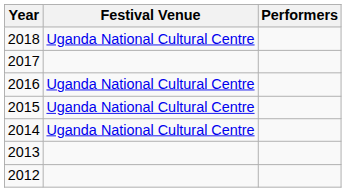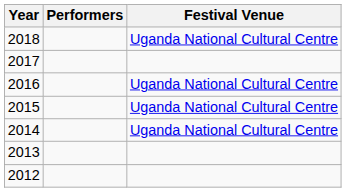columns swapped: (150, 15) <-> (300, 15)
